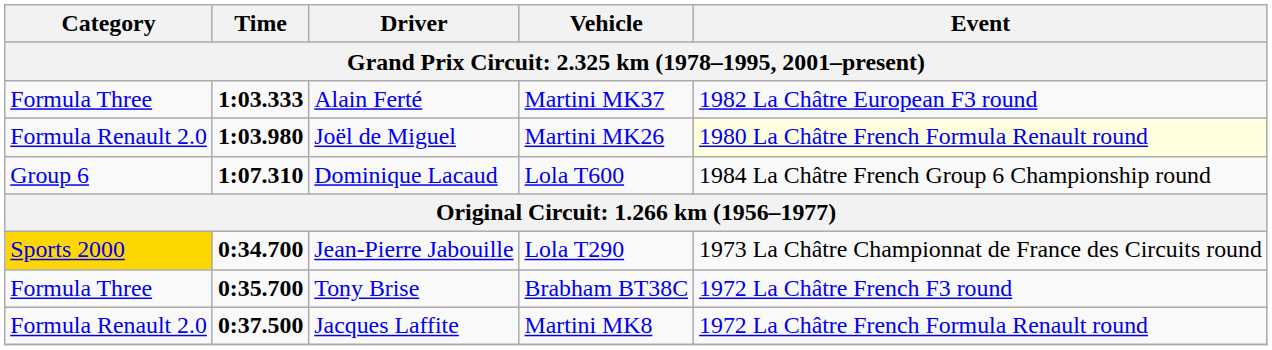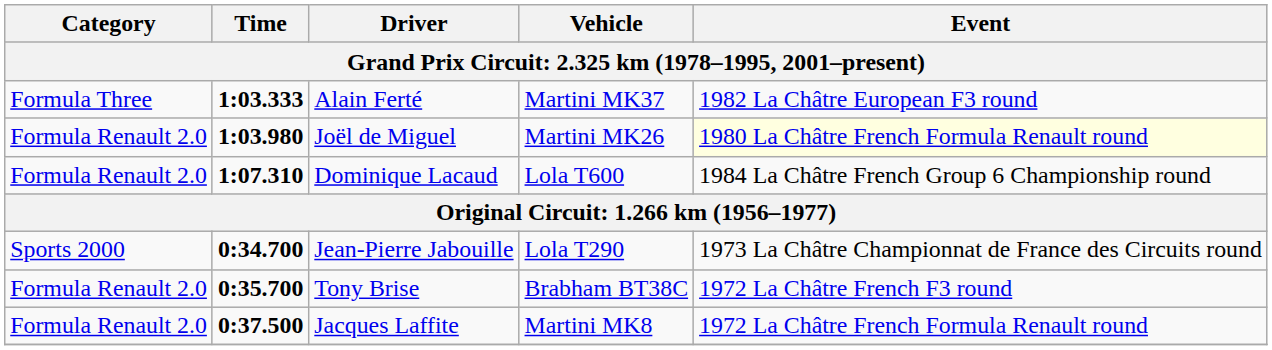(50, 174) Group 6 -> (109, 174) Formula Renault 2.0
(68, 250) gold background -> (68, 250) no background
(81, 288) Formula Three -> (109, 288) Formula Renault 2.0
